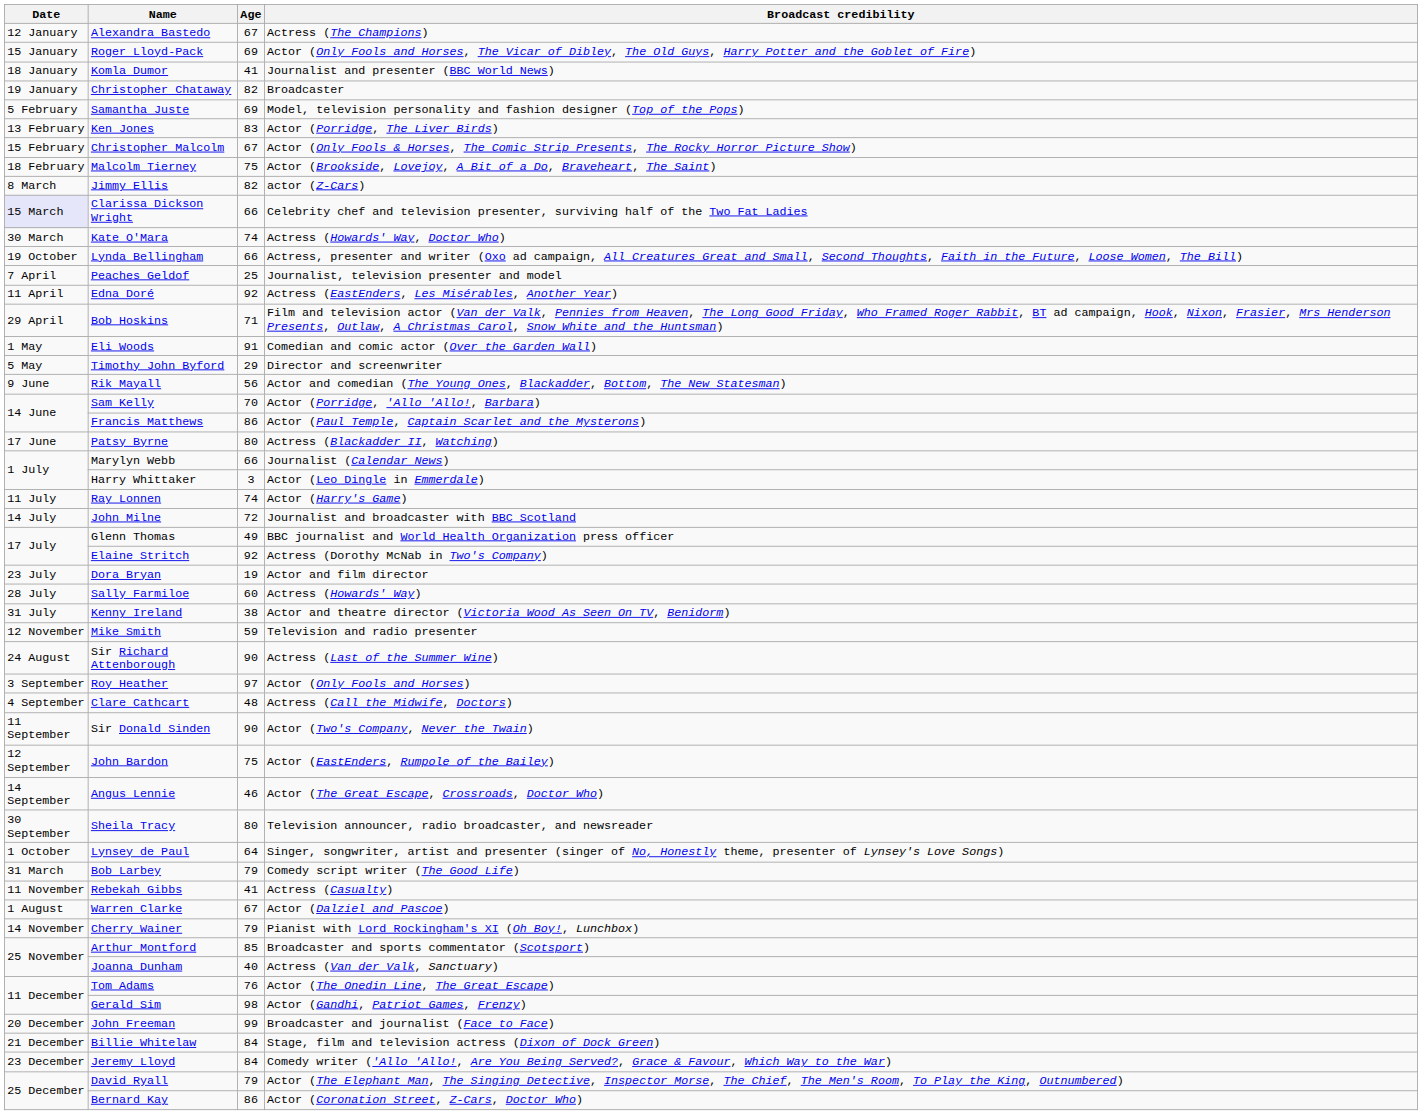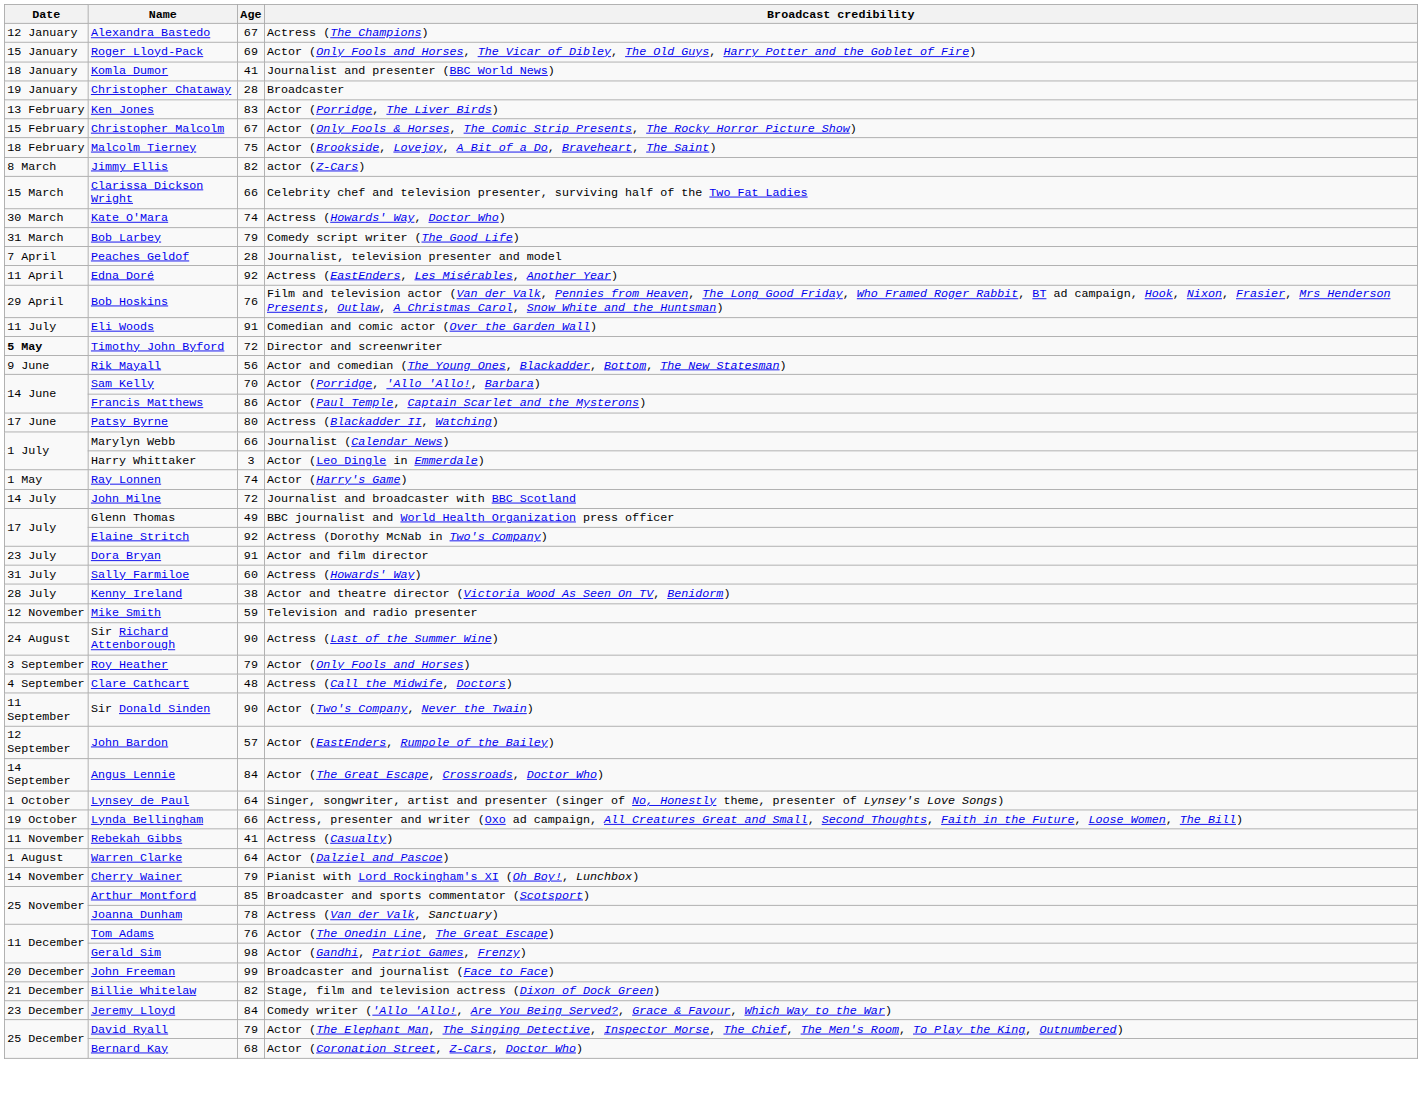(251, 90) 82 -> (251, 90) 28
- row: (140, 109)
(35, 211) lavender background -> (35, 192) no background
rows swapped: (126, 871) <-> (147, 256)
(251, 275) 25 -> (251, 256) 28
(251, 320) 71 -> (251, 301) 76
(25, 346) 1 May -> (32, 327) 11 July
(25, 365) normal -> (25, 346) bold
(251, 365) 29 -> (251, 346) 72
(32, 499) 11 July -> (25, 480) 1 May
(251, 575) 19 -> (251, 556) 91
(32, 594) 28 July -> (32, 575) 31 July
(32, 613) 31 July -> (32, 594) 28 July
(251, 684) 97 -> (251, 665) 79
(251, 761) 75 -> (251, 742) 57
(251, 794) 46 -> (251, 775) 84
- row: (133, 826)
(251, 909) 67 -> (251, 858) 64
(251, 967) 40 -> (251, 915) 78
(251, 1043) 84 -> (251, 991) 82
(251, 1100) 86 -> (251, 1048) 68
